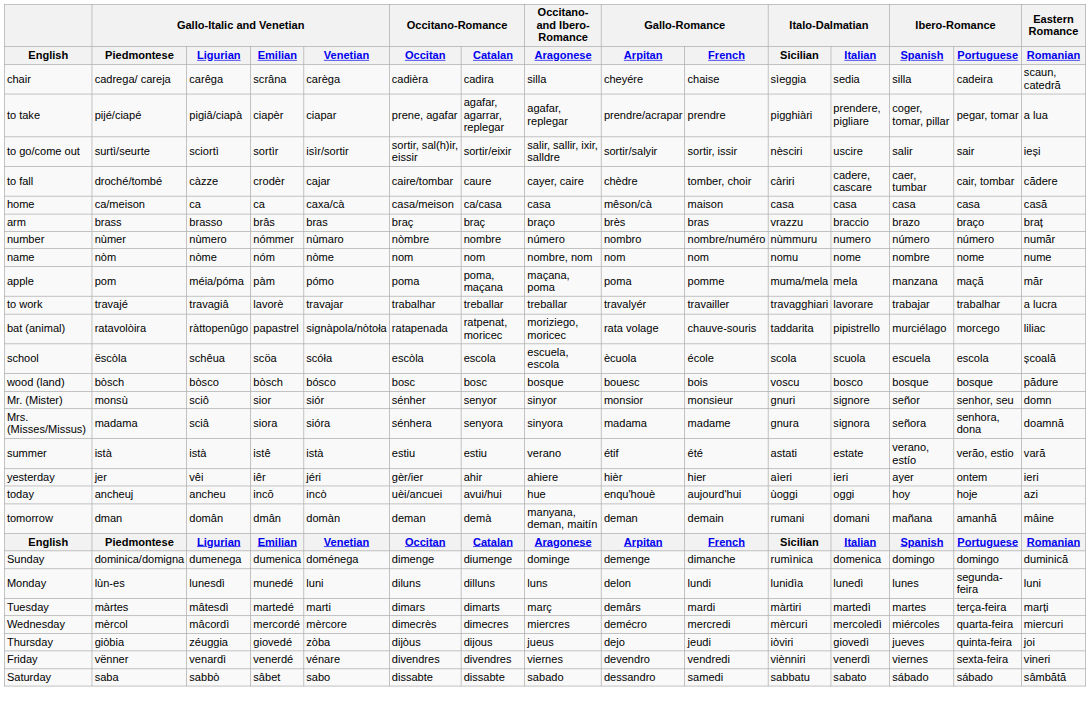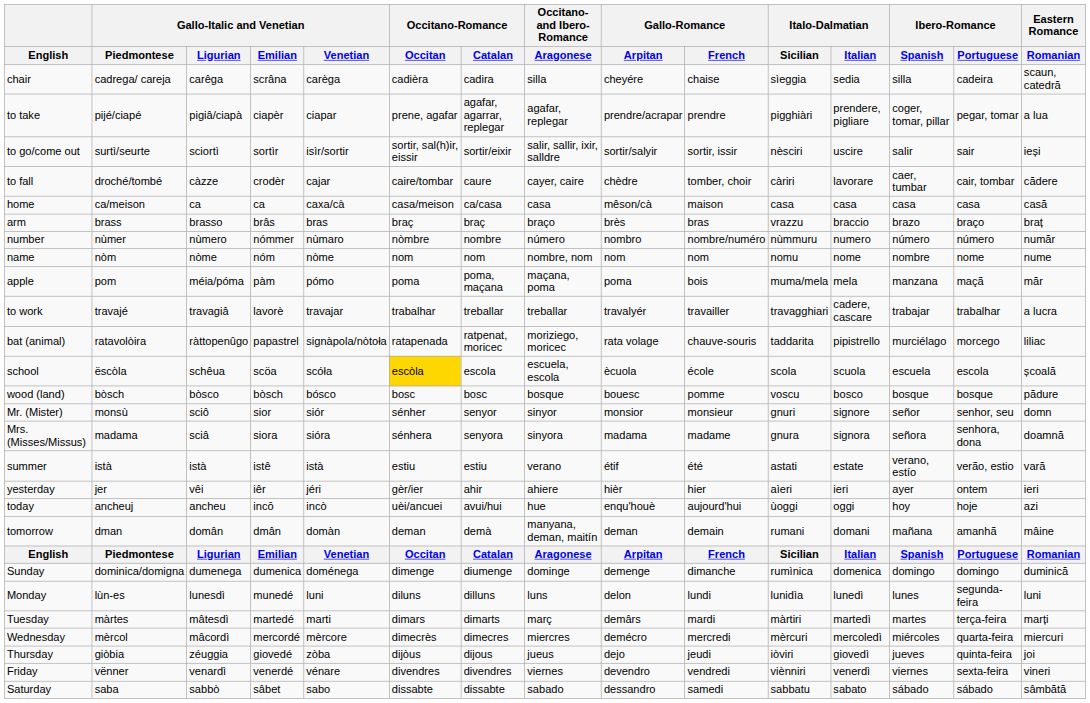(853, 181) cadere, cascare -> (853, 181) lavorare
(706, 281) pomme -> (698, 281) bois
(853, 305) lavorare -> (853, 311) cadere, cascare
(408, 358) no background -> (408, 371) gold background
(698, 382) bois -> (706, 394) pomme
